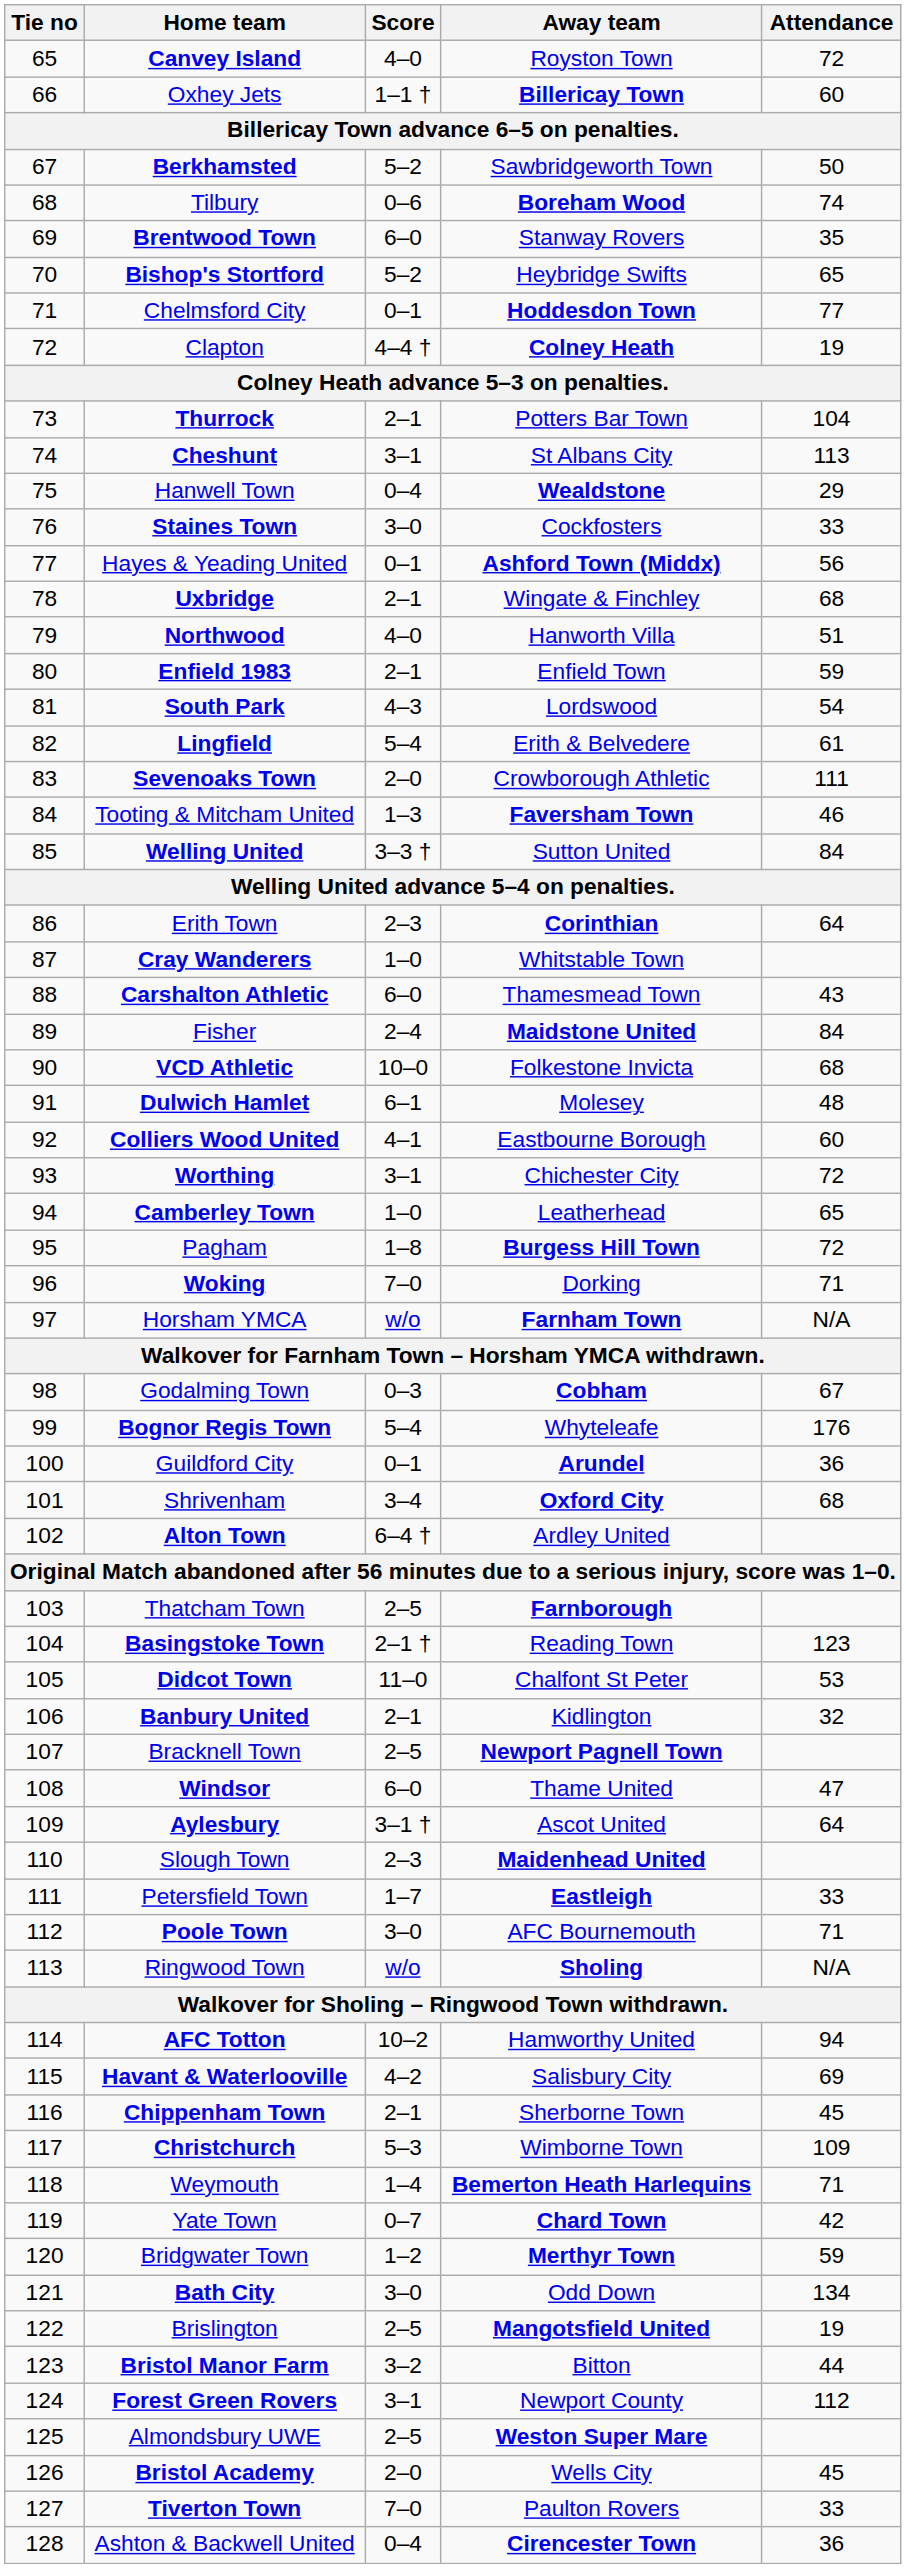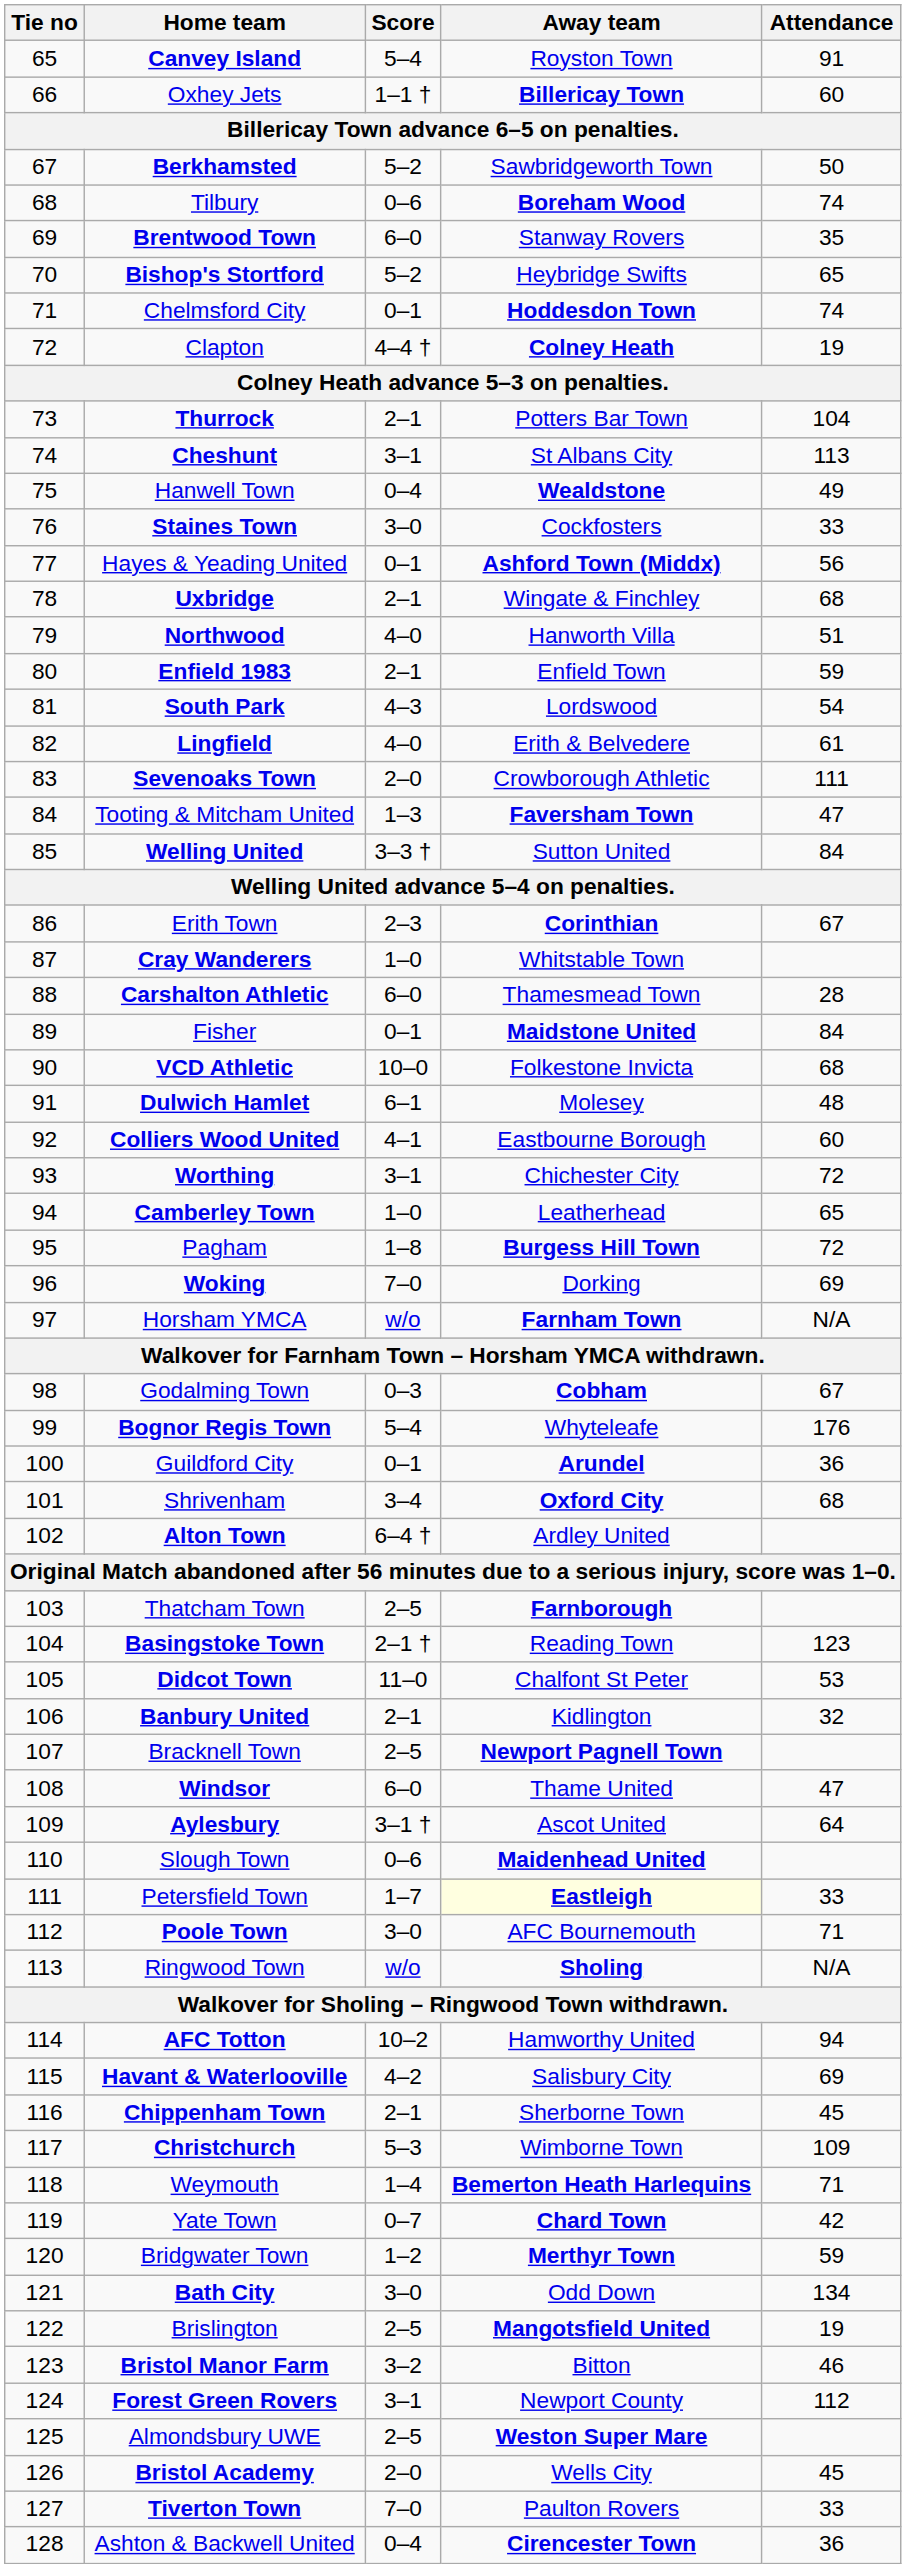(403, 58) 4–0 -> (403, 58) 5–4
(832, 58) 72 -> (832, 58) 91
(832, 310) 77 -> (832, 310) 74
(832, 490) 29 -> (832, 490) 49
(403, 743) 5–4 -> (403, 743) 4–0
(832, 815) 46 -> (832, 815) 47
(832, 923) 64 -> (832, 923) 67
(832, 995) 43 -> (832, 995) 28
(403, 1031) 2–4 -> (403, 1031) 0–1
(832, 1283) 71 -> (832, 1283) 69
(403, 1860) 2–3 -> (403, 1860) 0–6
(602, 1896) no background -> (602, 1896) lightyellow background
(832, 2364) 44 -> (832, 2364) 46
